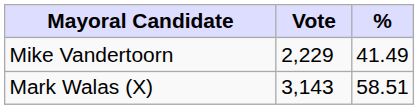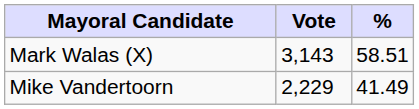rows swapped: (81, 87) <-> (91, 54)
